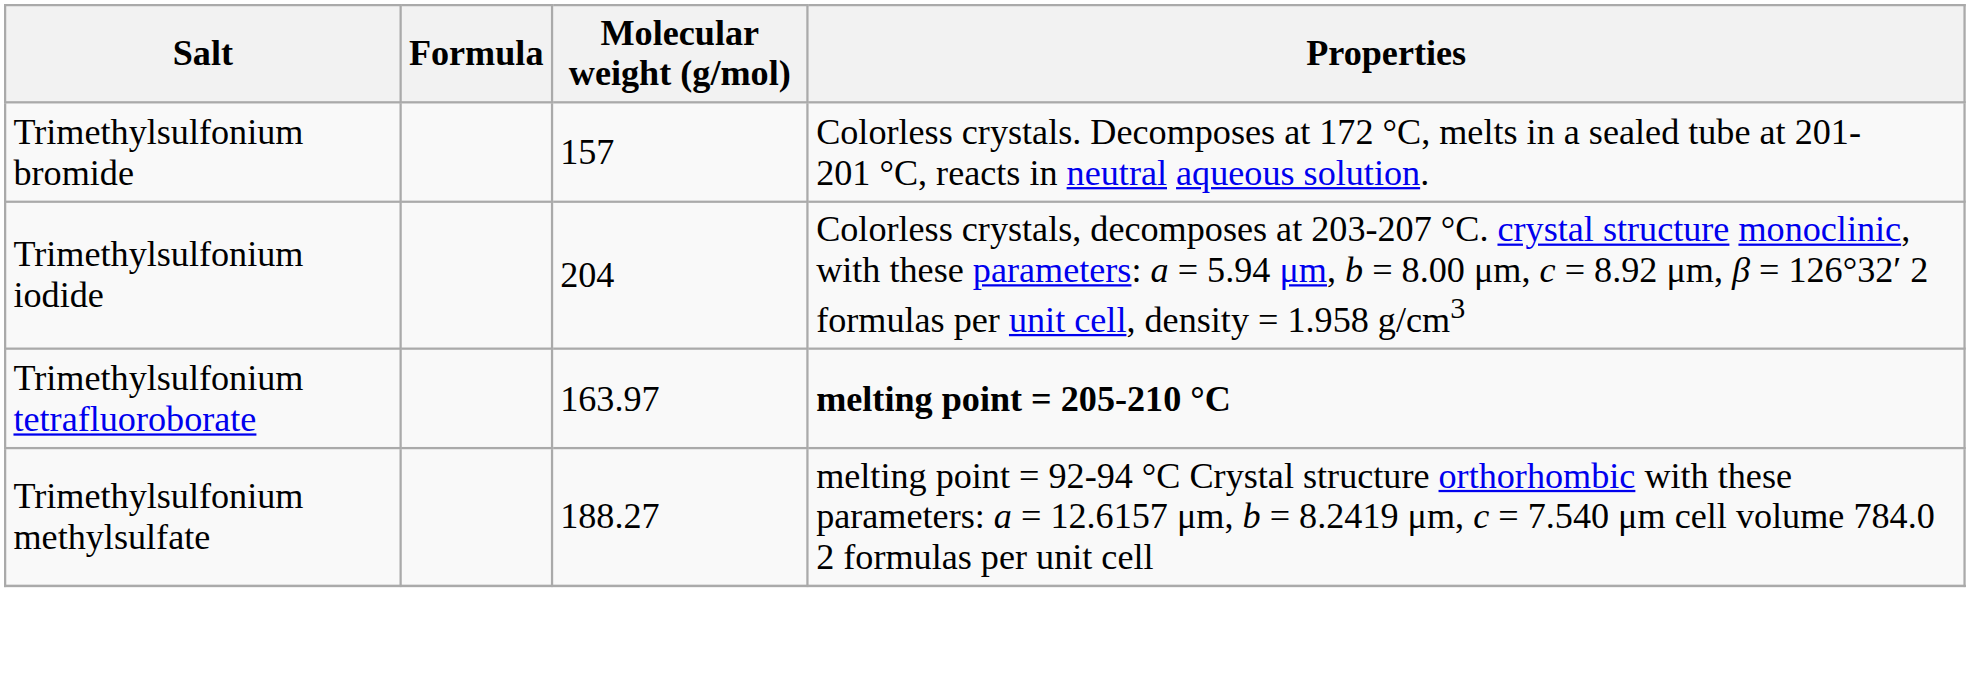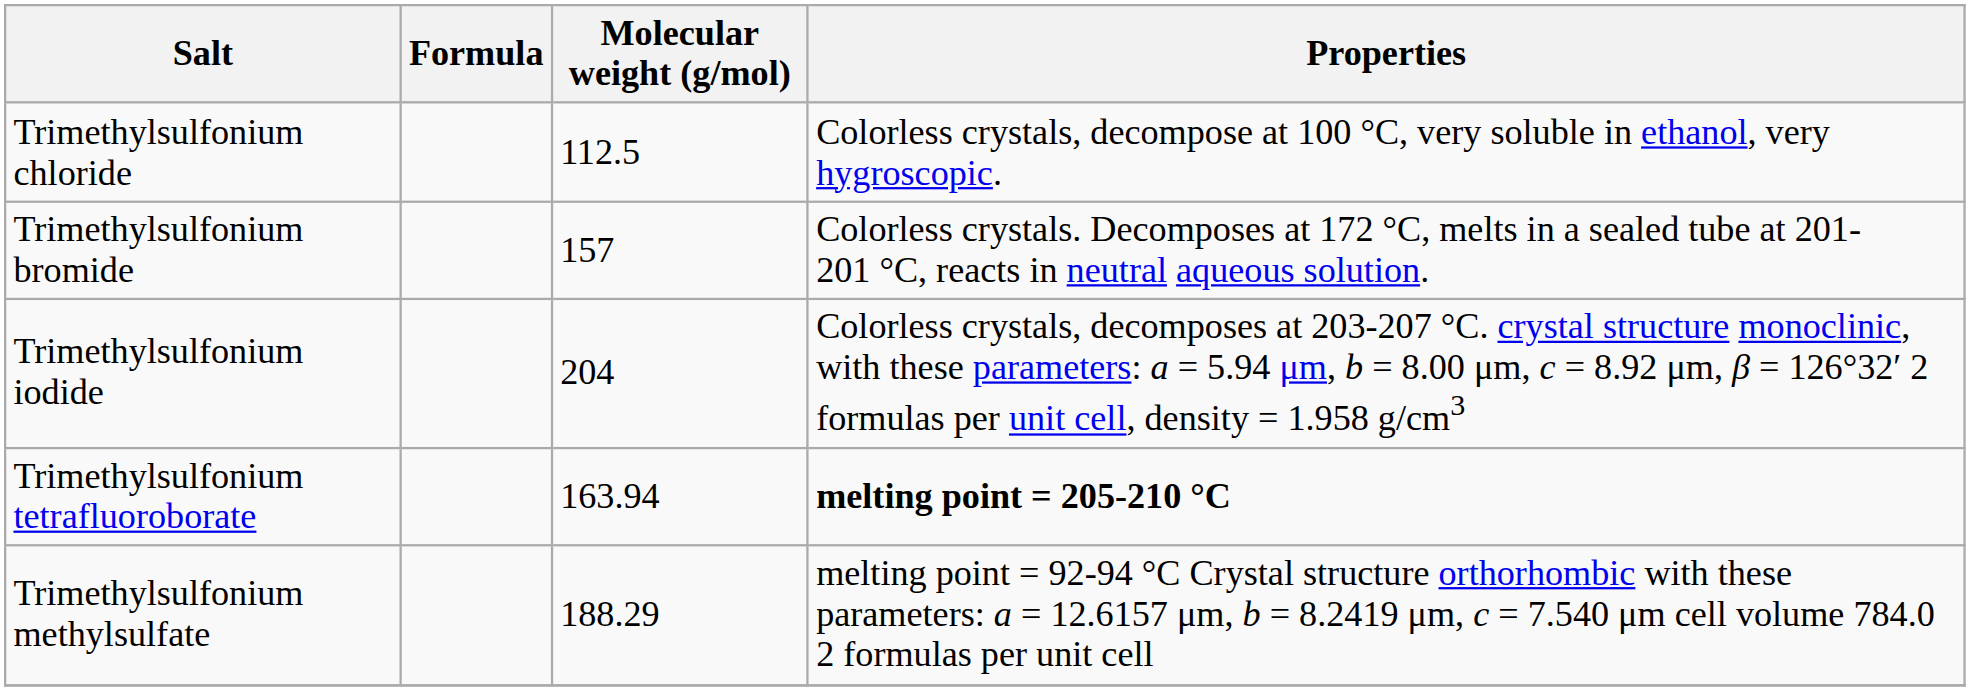+ row: (158, 151)
(610, 398) 163.97 -> (610, 496) 163.94
(610, 516) 188.27 -> (610, 614) 188.29
